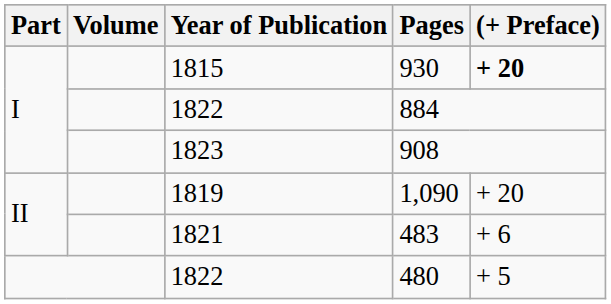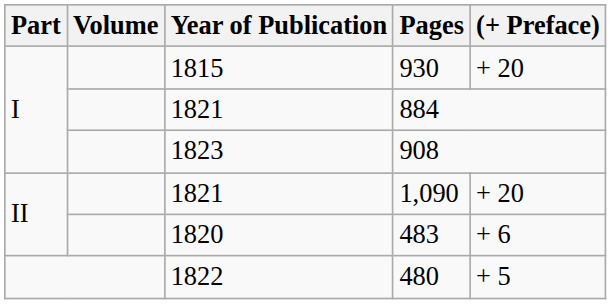(500, 67) bold -> (500, 67) normal
(197, 109) 1822 -> (197, 109) 1821
(197, 192) 1819 -> (197, 192) 1821
(197, 234) 1821 -> (197, 234) 1820
